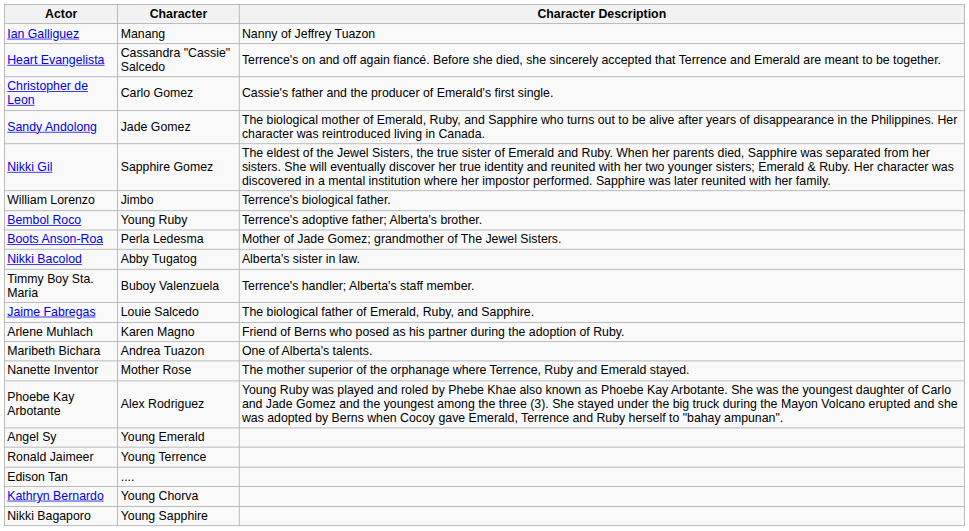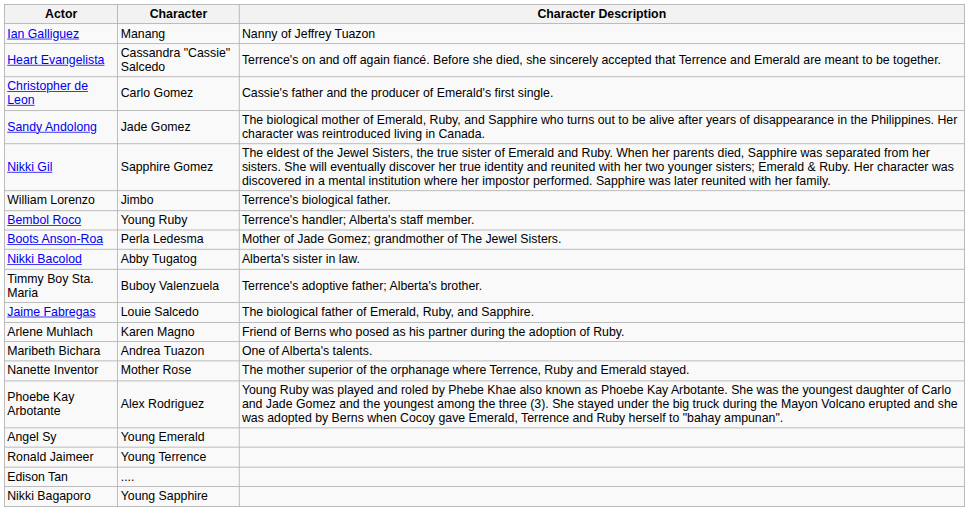(362, 220) Terrence's adoptive father; Alberta's brother. -> (358, 220) Terrence's handler; Alberta's staff member.
(358, 285) Terrence's handler; Alberta's staff member. -> (362, 285) Terrence's adoptive father; Alberta's brother.
- row: (56, 496)
